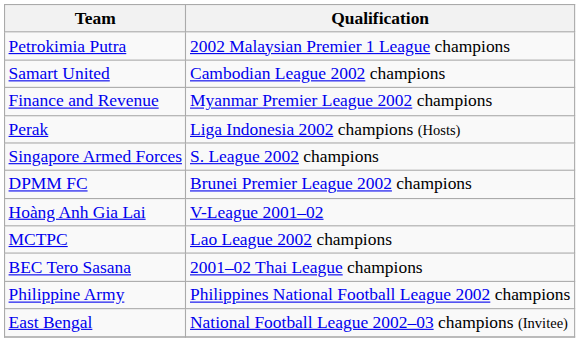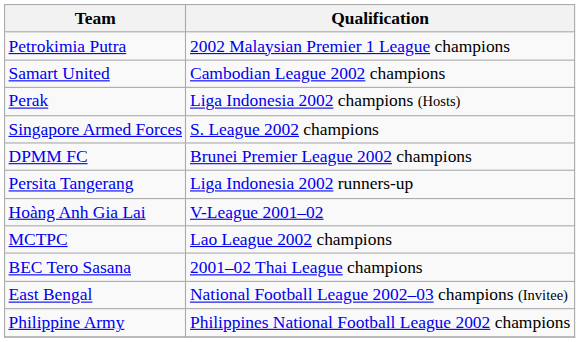- row: (84, 101)
+ row: (71, 184)
rows swapped: (66, 294) <-> (50, 322)
